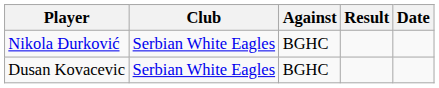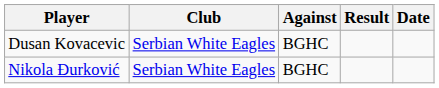rows swapped: (64, 43) <-> (67, 69)
